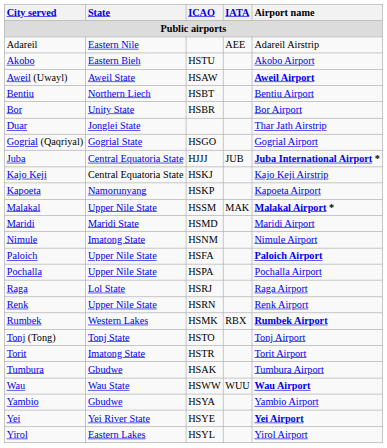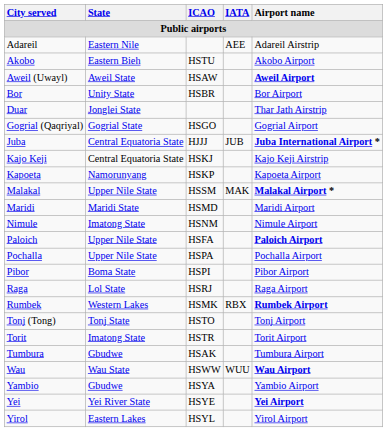- row: (20, 93)
+ row: (18, 272)
- row: (17, 304)
